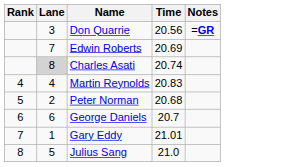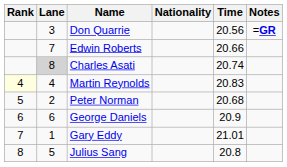+ column: (183, 13)
(169, 48) 20.69 -> (230, 48) 20.66
(20, 83) no background -> (20, 83) lightyellow background
(169, 118) 20.7 -> (230, 118) 20.9
(169, 153) 21.0 -> (230, 153) 20.8
